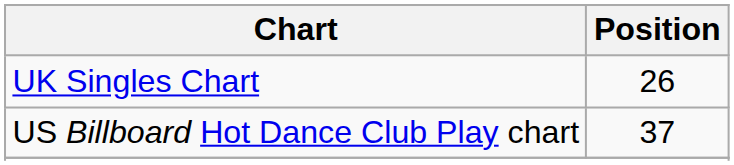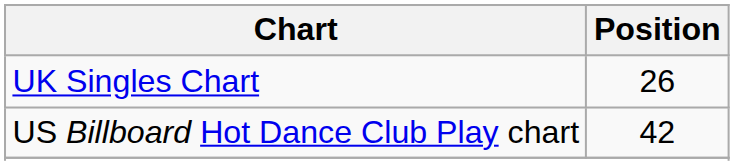(657, 132) 37 -> (657, 132) 42
